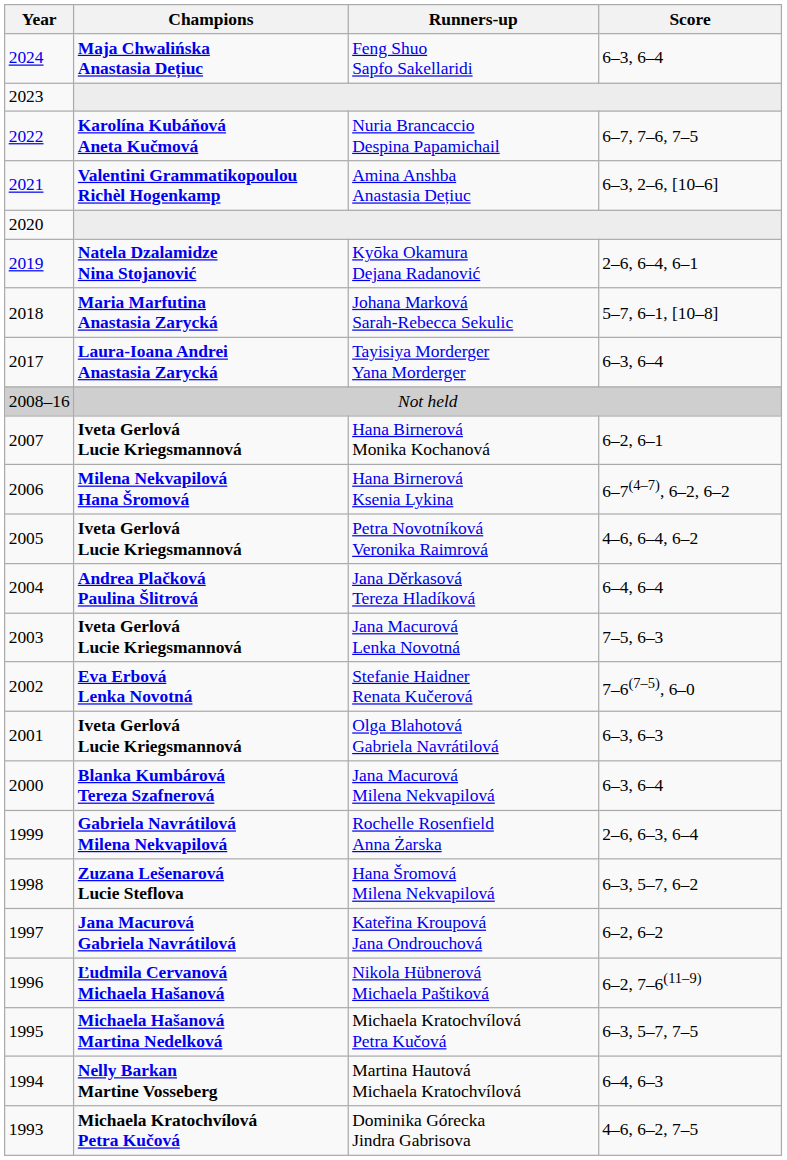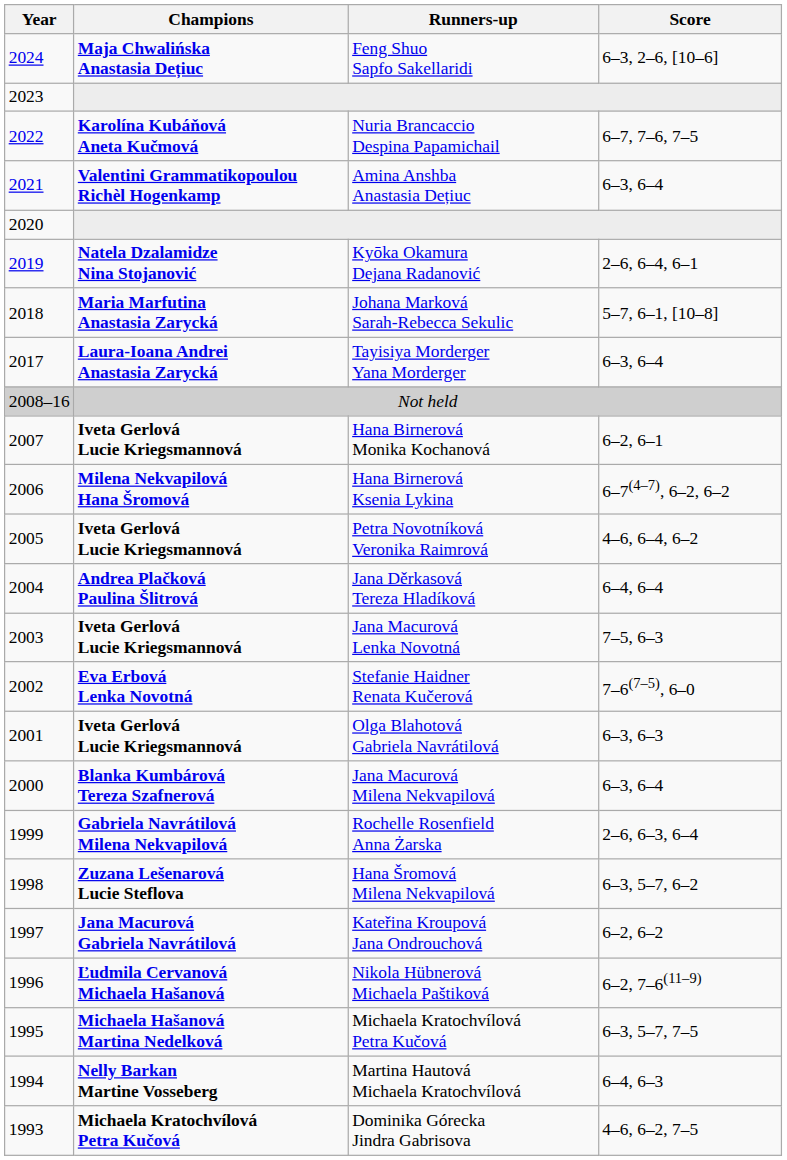(633, 58) 6–3, 6–4 -> (660, 58) 6–3, 2–6, [10–6]
(660, 185) 6–3, 2–6, [10–6] -> (633, 185) 6–3, 6–4
